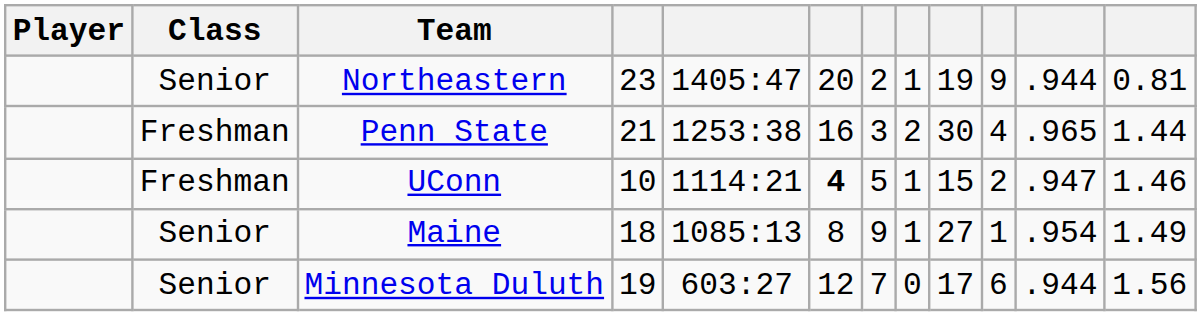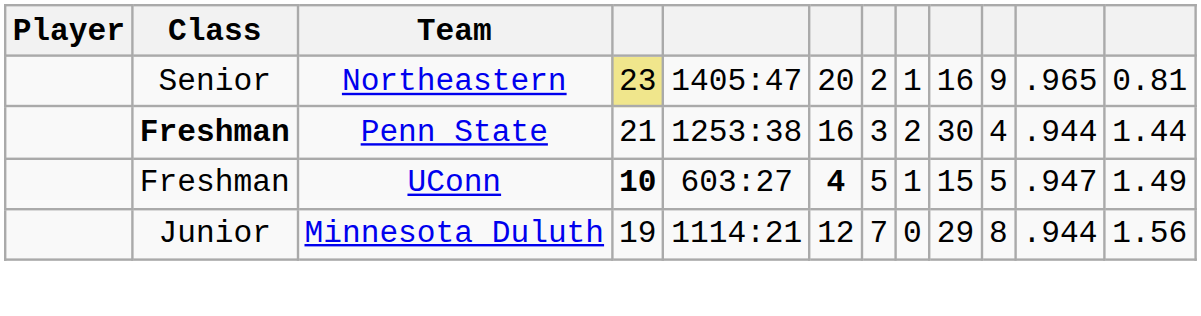(638, 81) no background -> (638, 81) khaki background
(955, 81) 19 -> (955, 81) 16
(1060, 81) .944 -> (1060, 81) .965
(215, 132) normal -> (215, 132) bold
(1060, 132) .965 -> (1060, 132) .944
(638, 183) normal -> (638, 183) bold
(737, 183) 1114:21 -> (737, 183) 603:27
(998, 183) 2 -> (998, 183) 5
(1150, 183) 1.46 -> (1150, 183) 1.49
- row: (454, 234)
(215, 285) Senior -> (215, 234) Junior
(737, 285) 603:27 -> (737, 234) 1114:21
(955, 285) 17 -> (955, 234) 29
(998, 285) 6 -> (998, 234) 8
